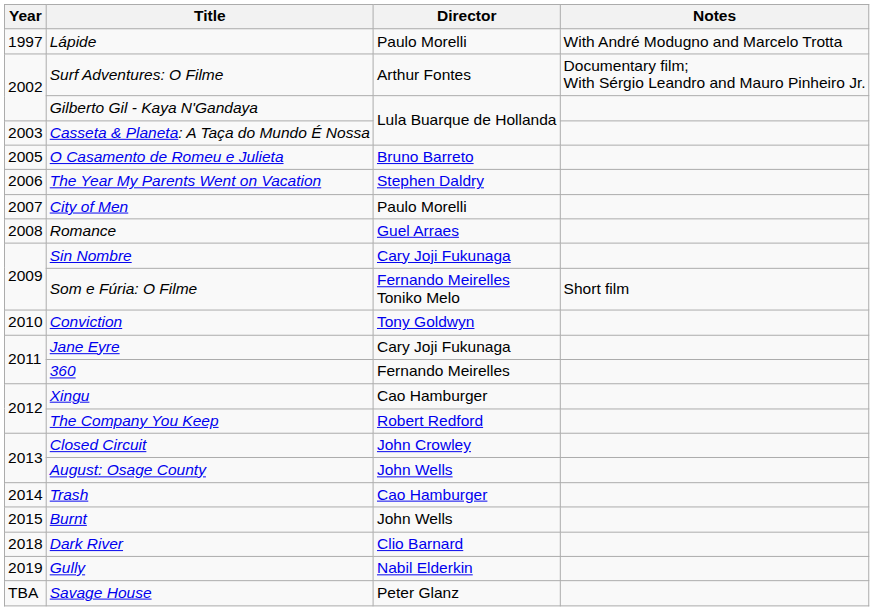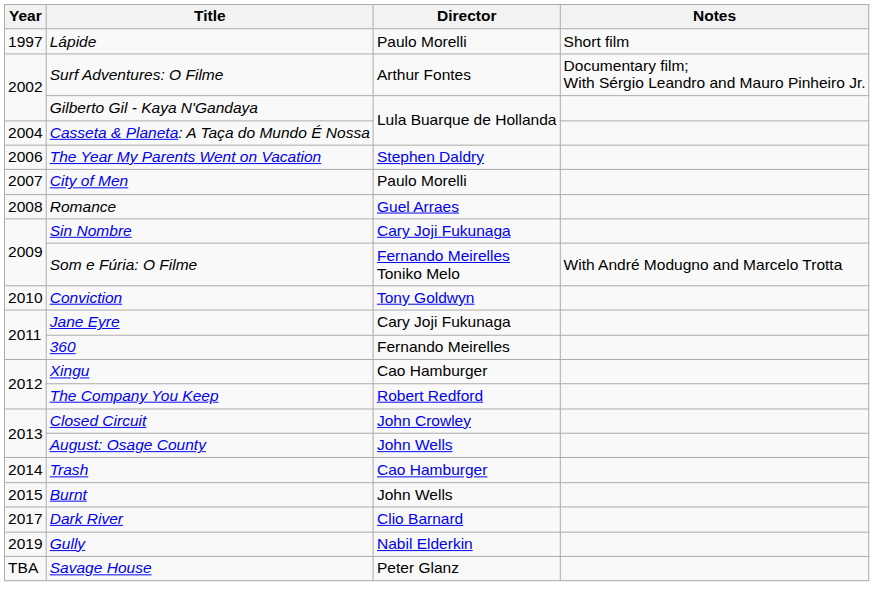(703, 41) With André Modugno and Marcelo Trotta -> (596, 41) Short film
(25, 132) 2003 -> (25, 132) 2004
- row: (167, 157)
(596, 289) Short film -> (703, 264) With André Modugno and Marcelo Trotta
(25, 544) 2018 -> (25, 519) 2017
